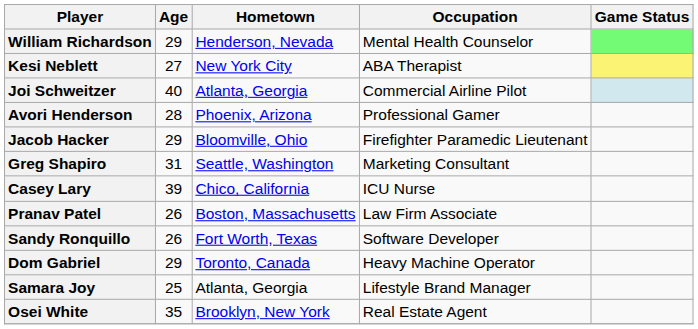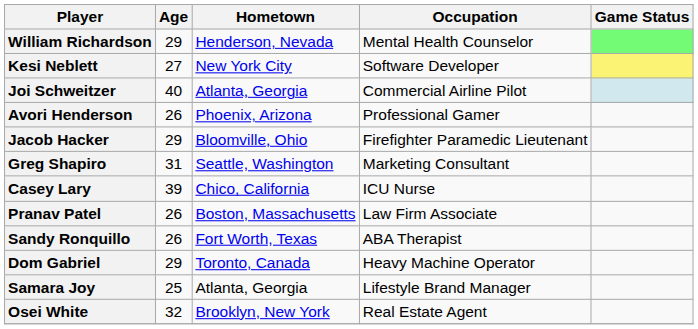(412, 66) ABA Therapist -> (431, 66) Software Developer
(174, 115) 28 -> (174, 115) 26
(431, 238) Software Developer -> (412, 238) ABA Therapist
(174, 311) 35 -> (174, 311) 32
